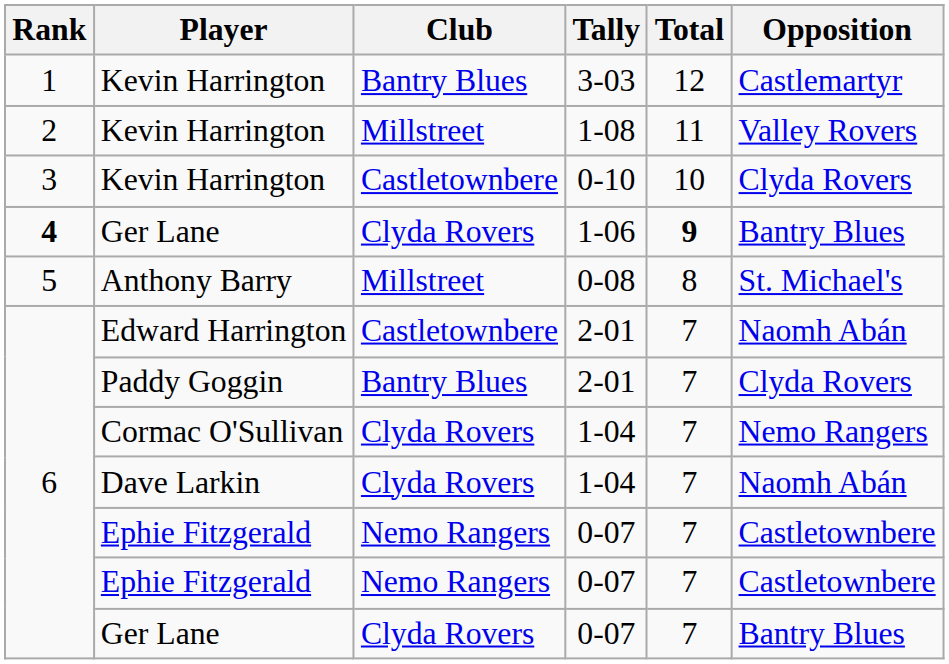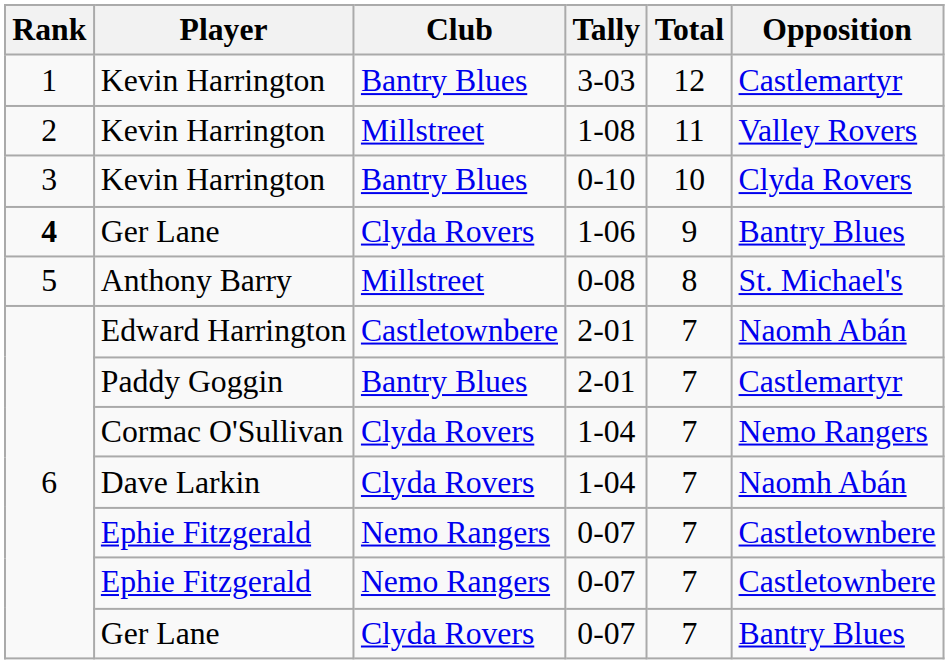(459, 180) Castletownbere -> (444, 180) Bantry Blues
(689, 230) bold -> (689, 230) normal
(825, 381) Clyda Rovers -> (820, 381) Castlemartyr
